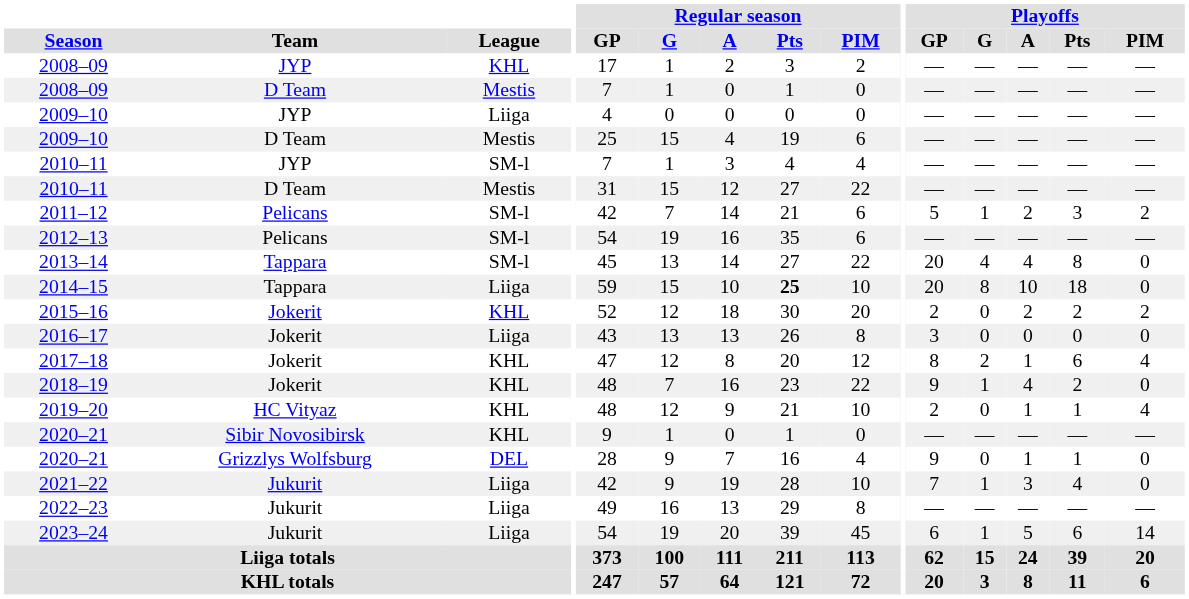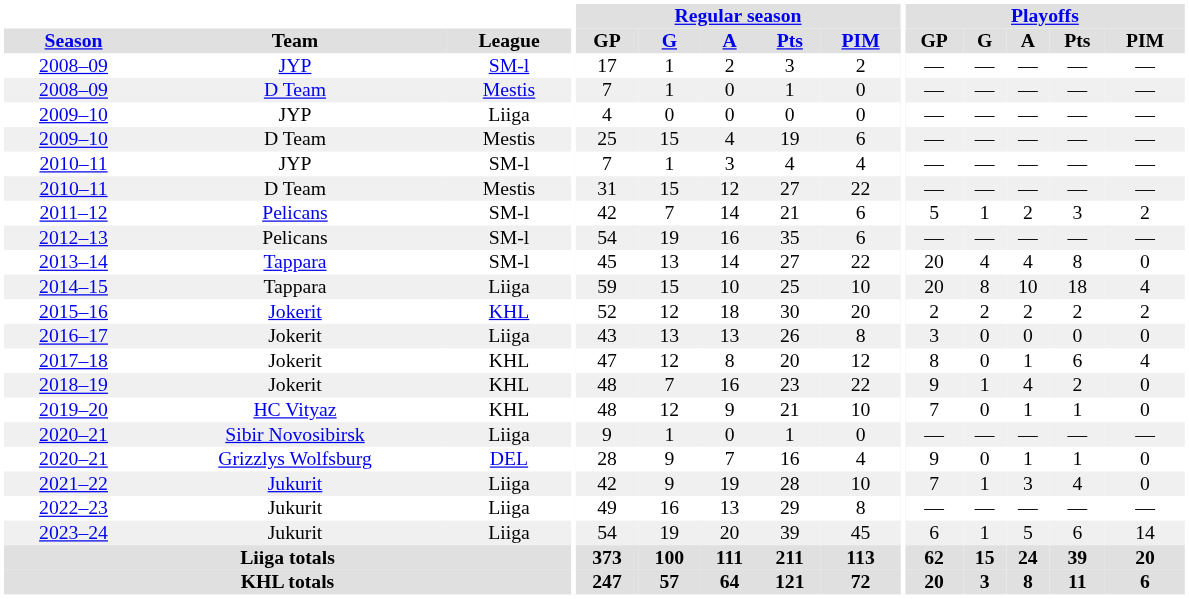(509, 65) KHL -> (509, 65) SM-l
(790, 286) bold -> (790, 286) normal
(1145, 286) 0 -> (1145, 286) 4
(985, 311) 0 -> (985, 311) 2
(985, 360) 2 -> (985, 360) 0
(934, 409) 2 -> (934, 409) 7
(1145, 409) 4 -> (1145, 409) 0
(509, 434) KHL -> (509, 434) Liiga
